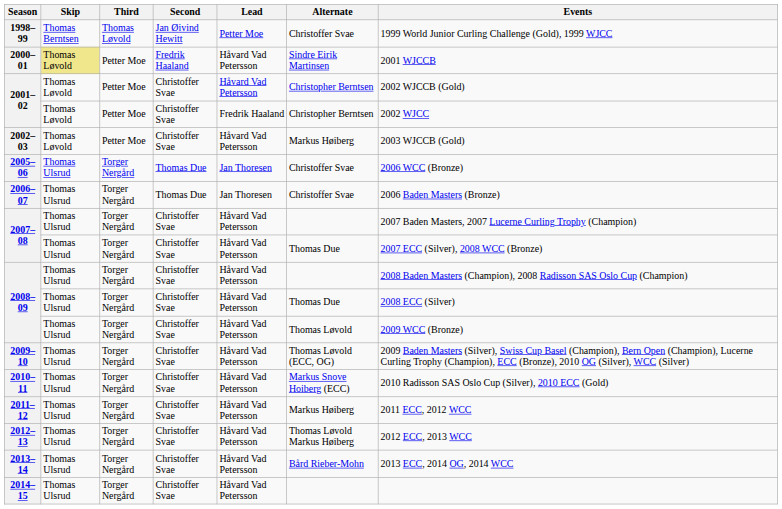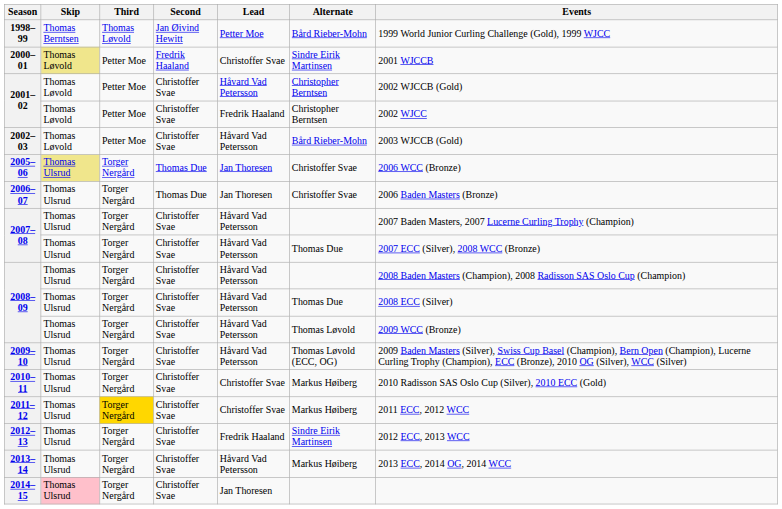(321, 33) Christoffer Svae -> (329, 33) Bård Rieber-Mohn
(243, 60) Håvard Vad Petersson -> (252, 60) Christoffer Svae
(321, 141) Markus Høiberg -> (329, 141) Bård Rieber-Mohn
(59, 168) no background -> (59, 168) khaki background
(243, 383) Håvard Vad Petersson -> (252, 383) Christoffer Svae
(319, 383) Markus Snove Hoiberg (ECC) -> (324, 383) Markus Høiberg
(118, 410) no background -> (118, 410) gold background
(243, 410) Håvard Vad Petersson -> (252, 410) Christoffer Svae
(243, 437) Håvard Vad Petersson -> (252, 437) Fredrik Haaland
(321, 437) Thomas Løvold Markus Høiberg -> (316, 437) Sindre Eirik Martinsen
(326, 463) Bård Rieber-Mohn -> (324, 463) Markus Høiberg
(59, 490) no background -> (59, 490) pink background
(243, 490) Håvard Vad Petersson -> (246, 490) Jan Thoresen
